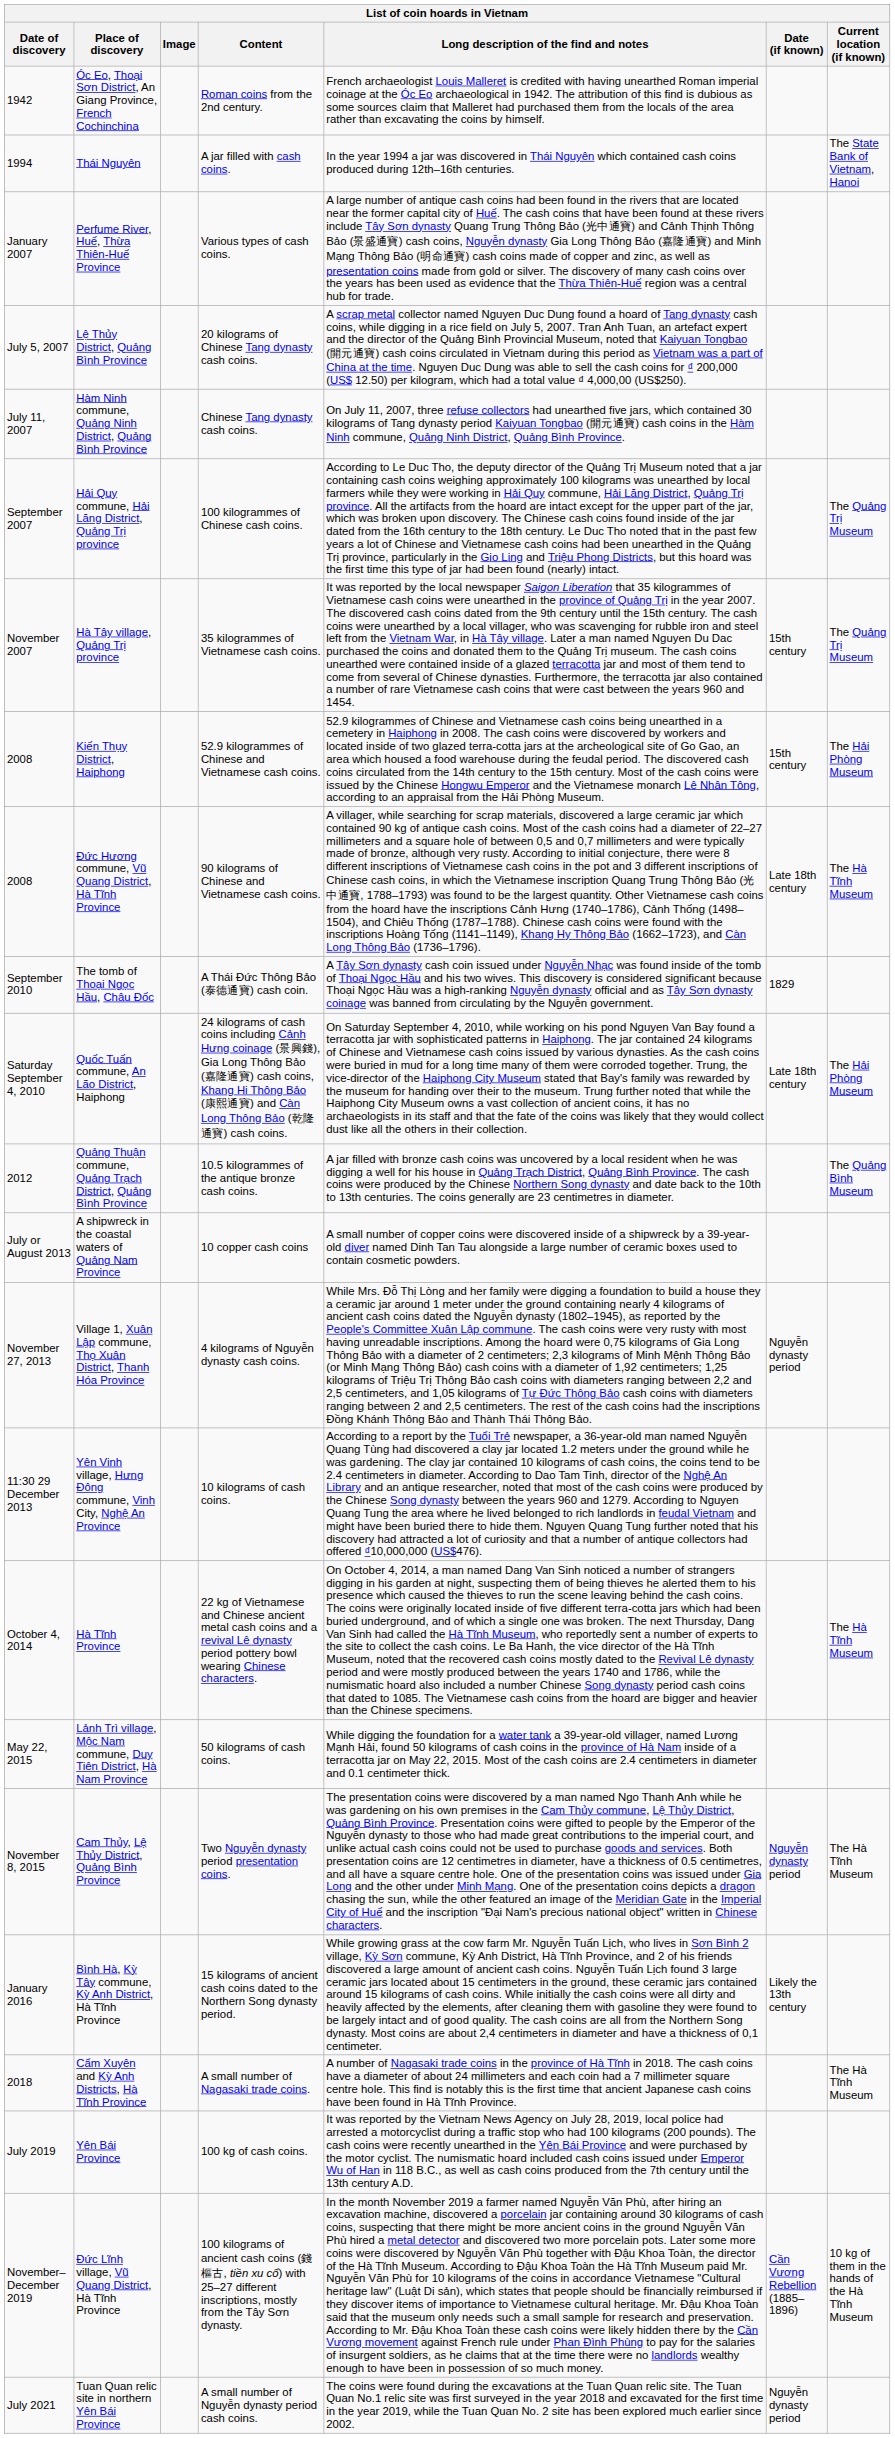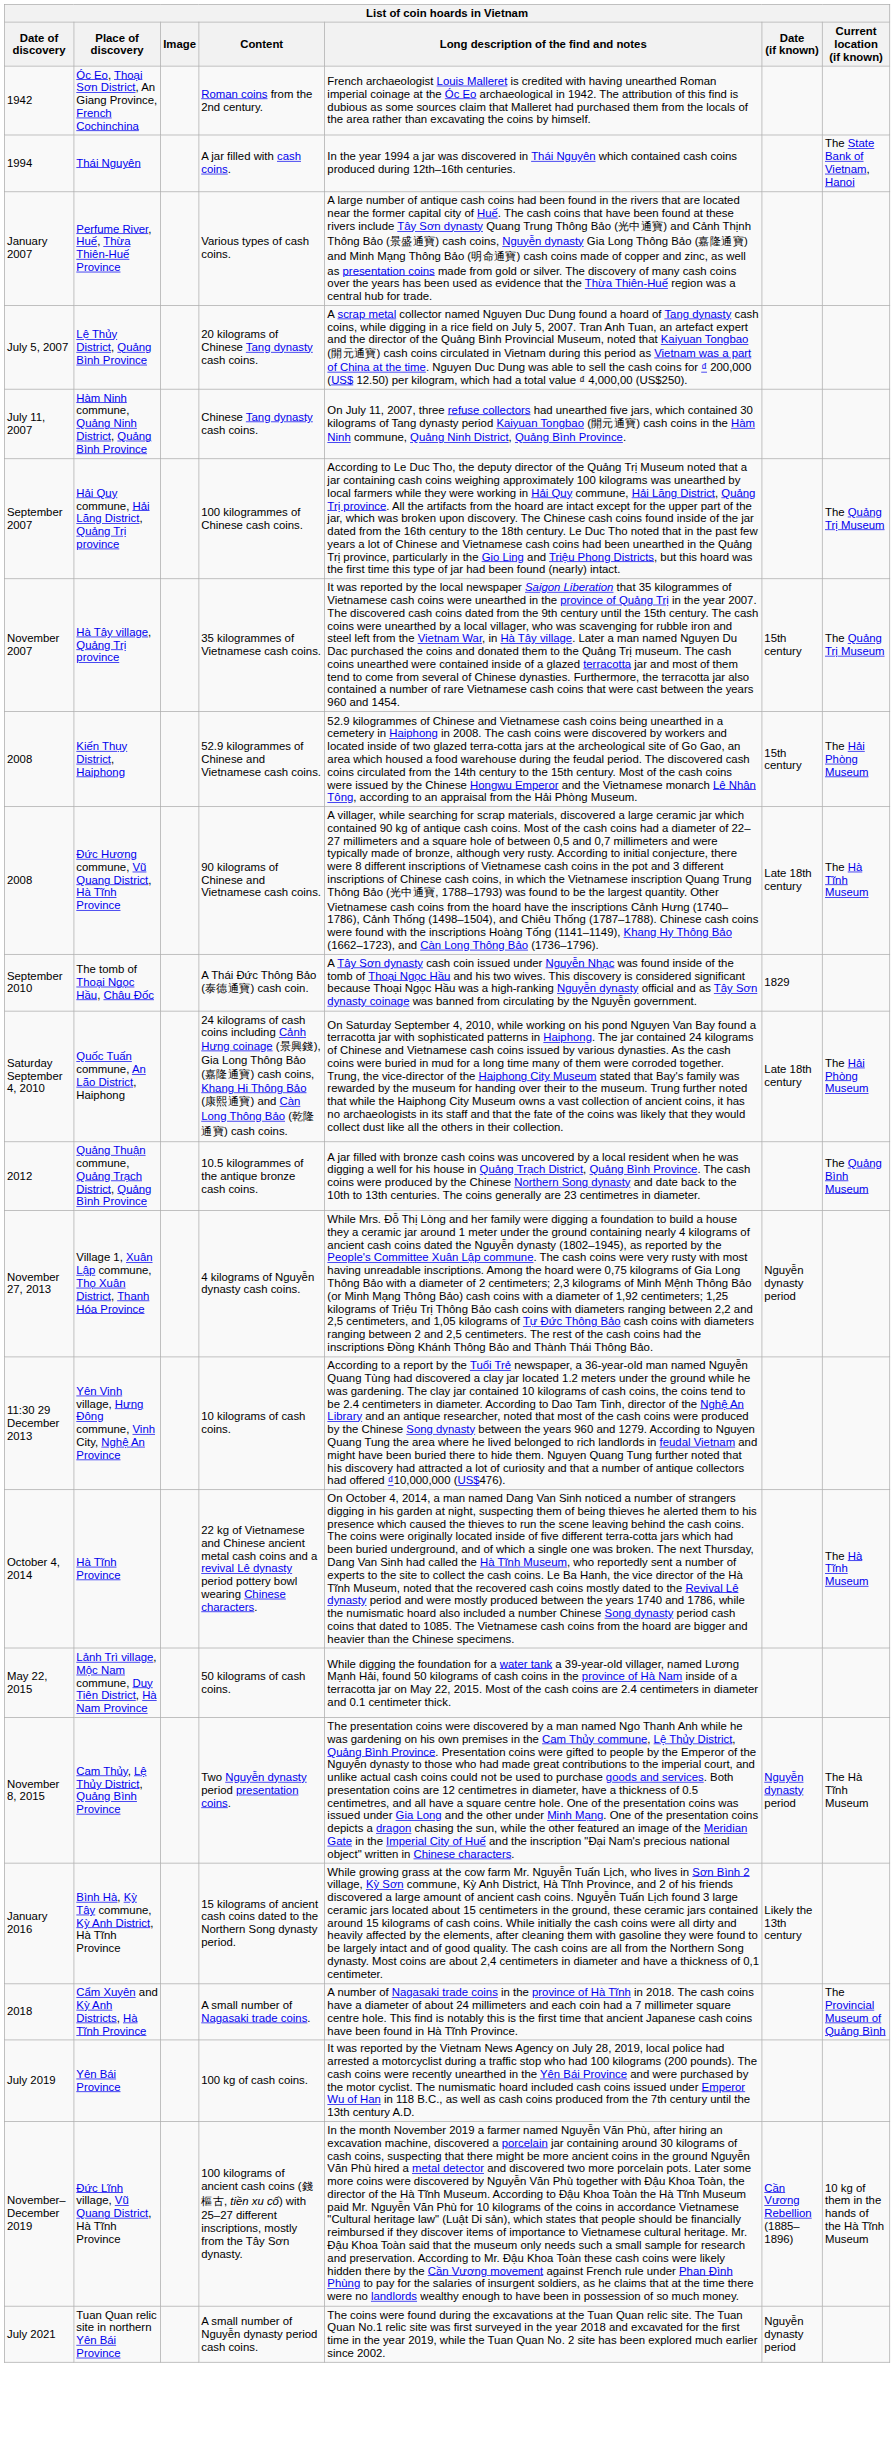- row: (113, 1247)
(851, 2083) The Hà Tĩnh Museum -> (855, 2011) The Provincial Museum of Quảng Bình
